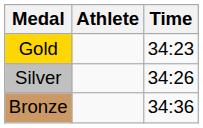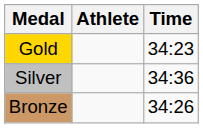(171, 78) 34:26 -> (171, 78) 34:36
(171, 107) 34:36 -> (171, 107) 34:26
